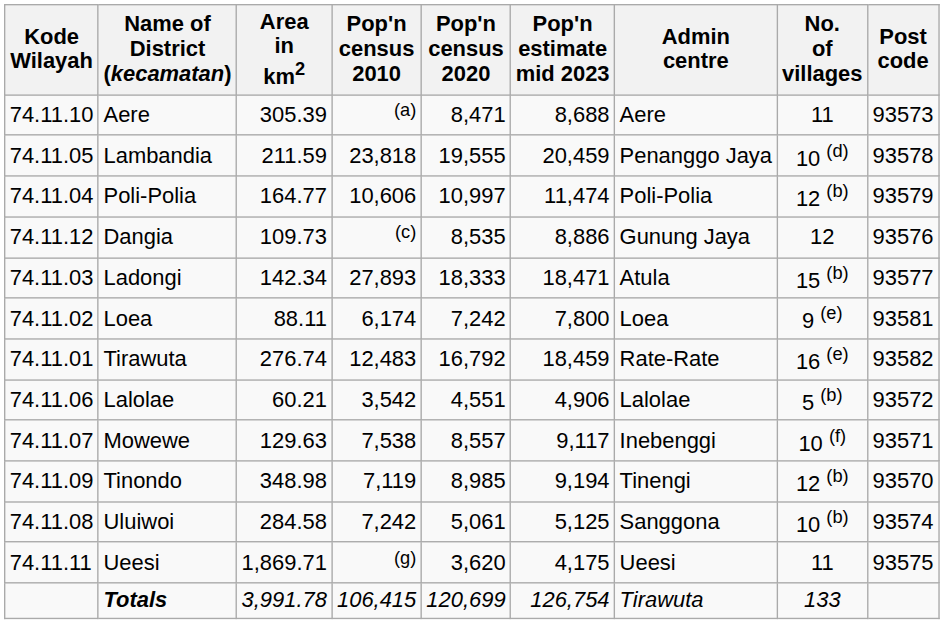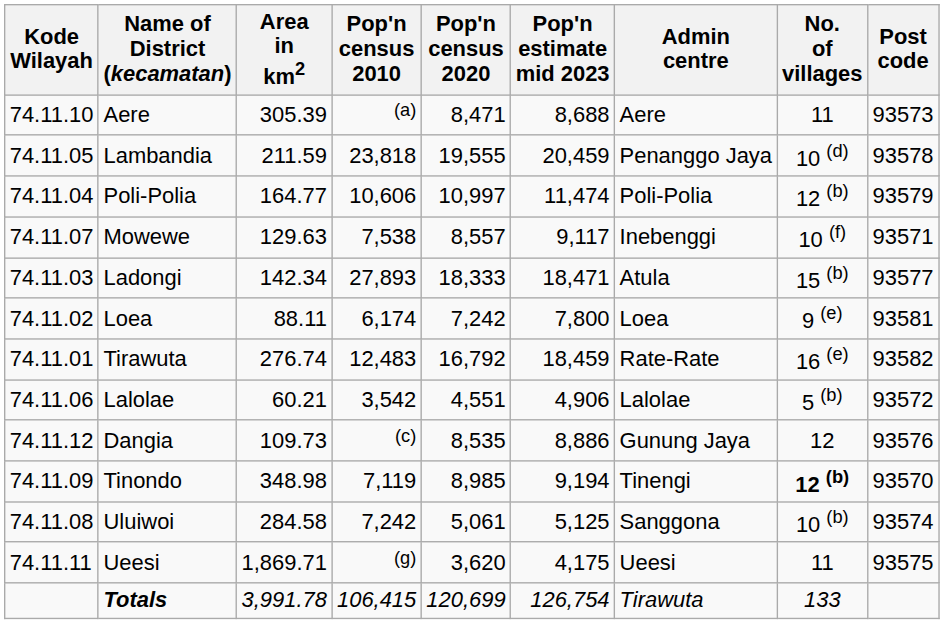rows swapped: (138, 236) <-> (147, 440)
(822, 481) normal -> (822, 481) bold
